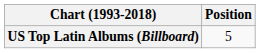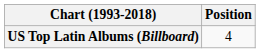(228, 36) 5 -> (228, 36) 4
